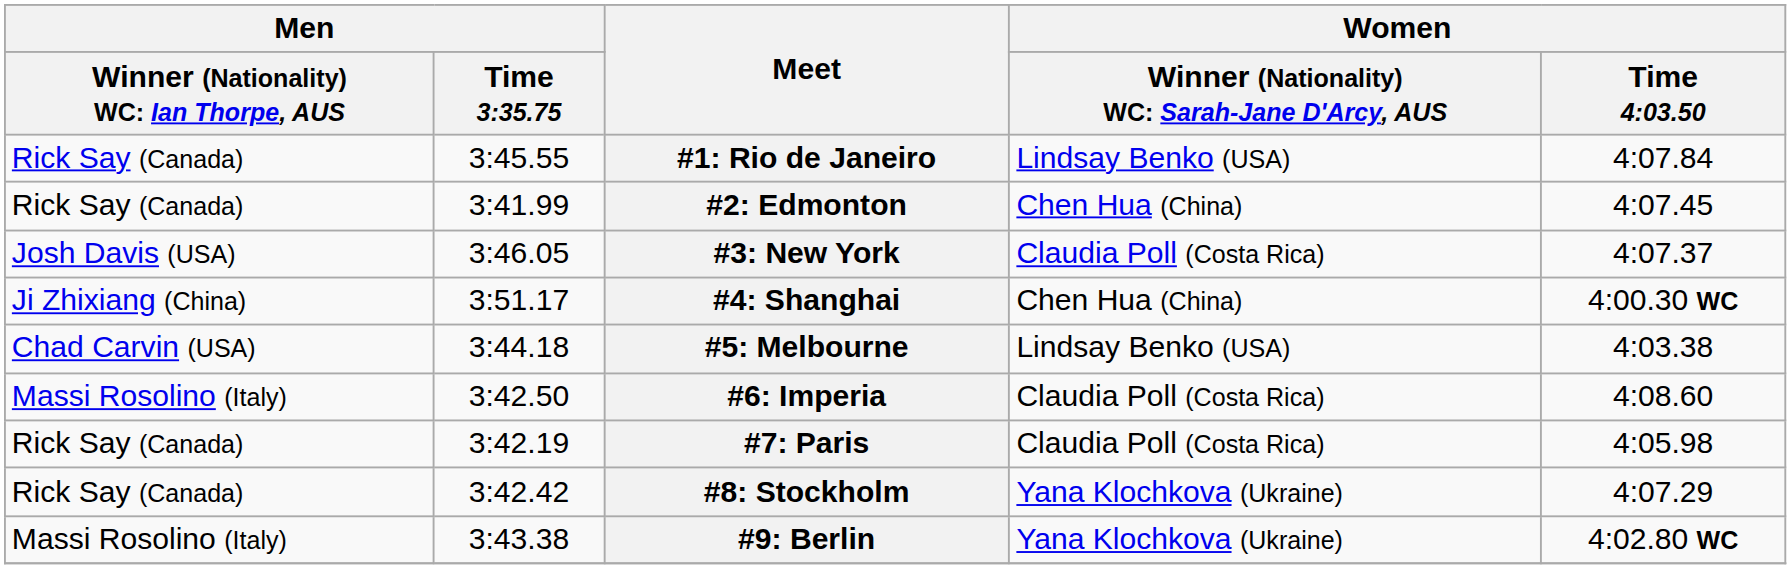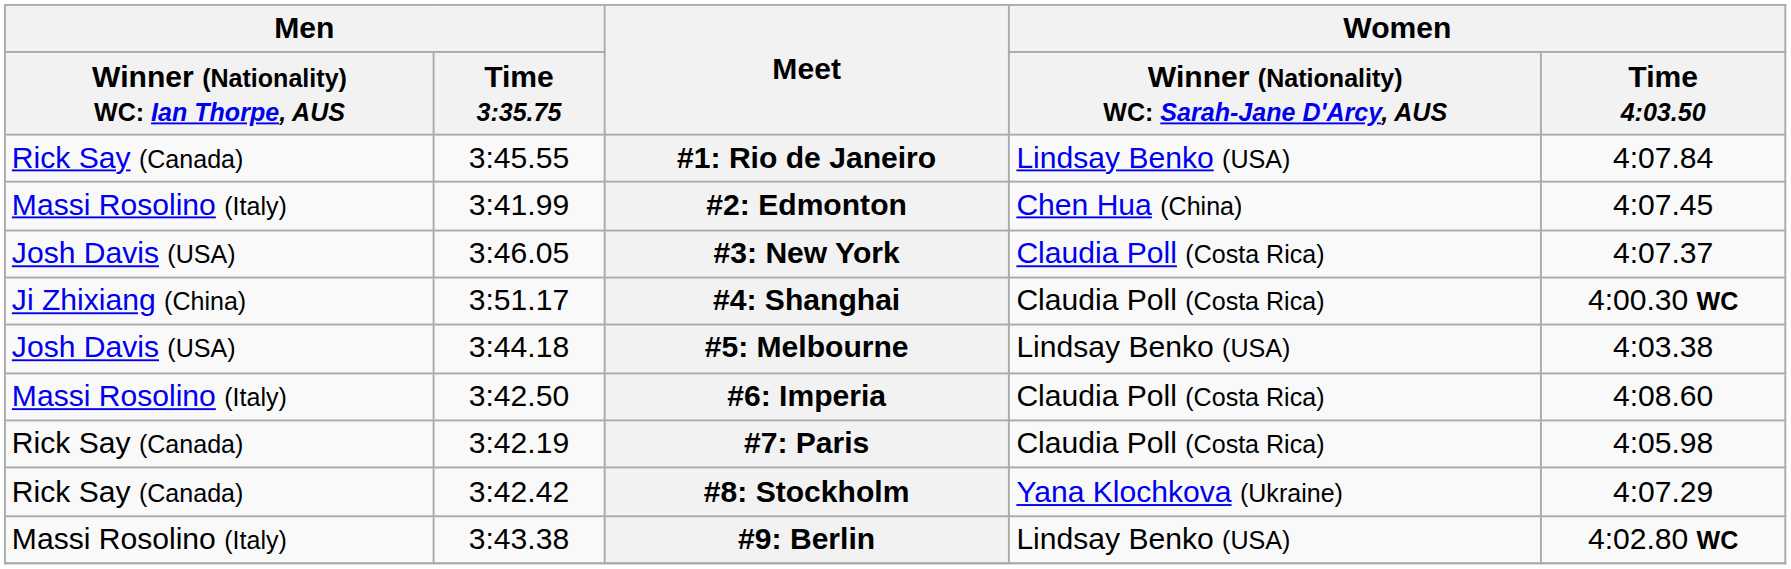(128, 205) Rick Say (Canada) -> (149, 205) Massi Rosolino (Italy)
(1129, 300) Chen Hua (China) -> (1170, 300) Claudia Poll (Costa Rica)
(134, 348) Chad Carvin (USA) -> (124, 348) Josh Davis (USA)
(1180, 539) Yana Klochkova (Ukraine) -> (1153, 539) Lindsay Benko (USA)
